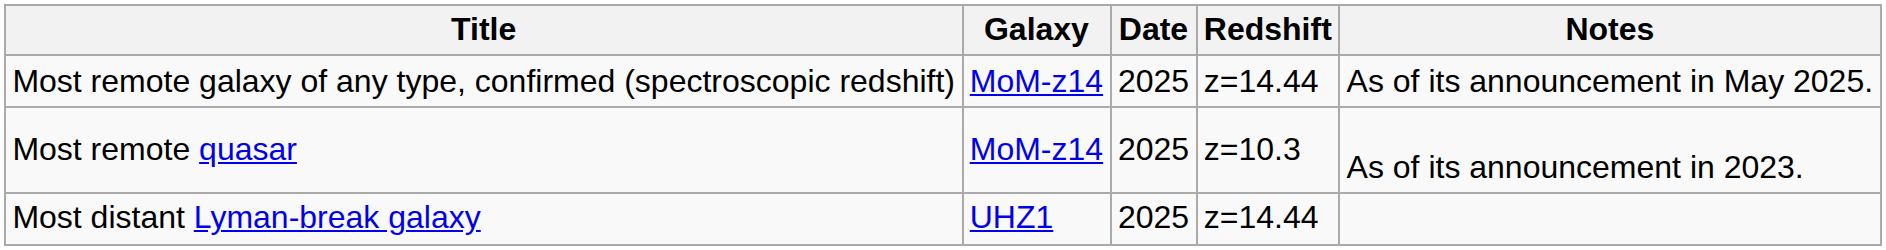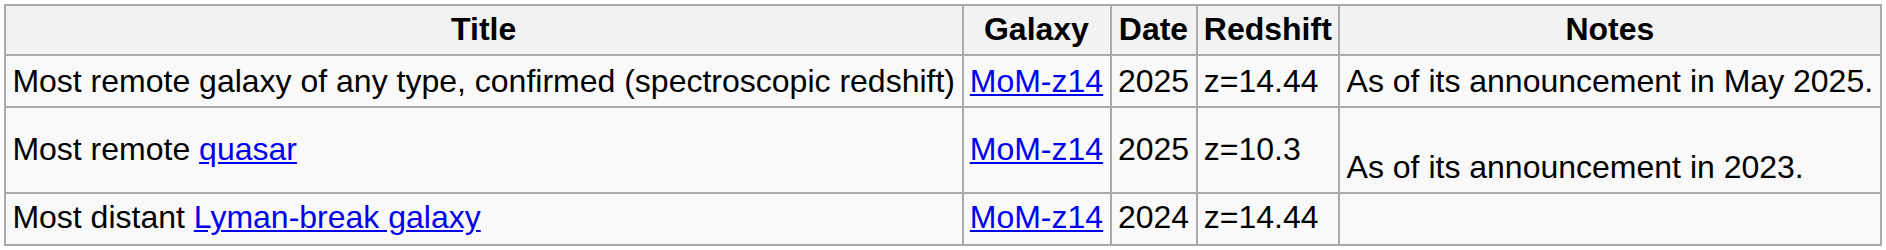(1012, 218) UHZ1 -> (1036, 218) MoM-z14
(1153, 218) 2025 -> (1153, 218) 2024
